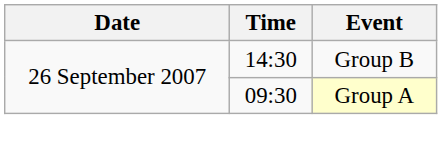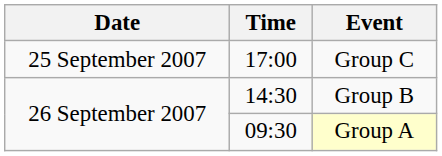+ row: (374, 58)
